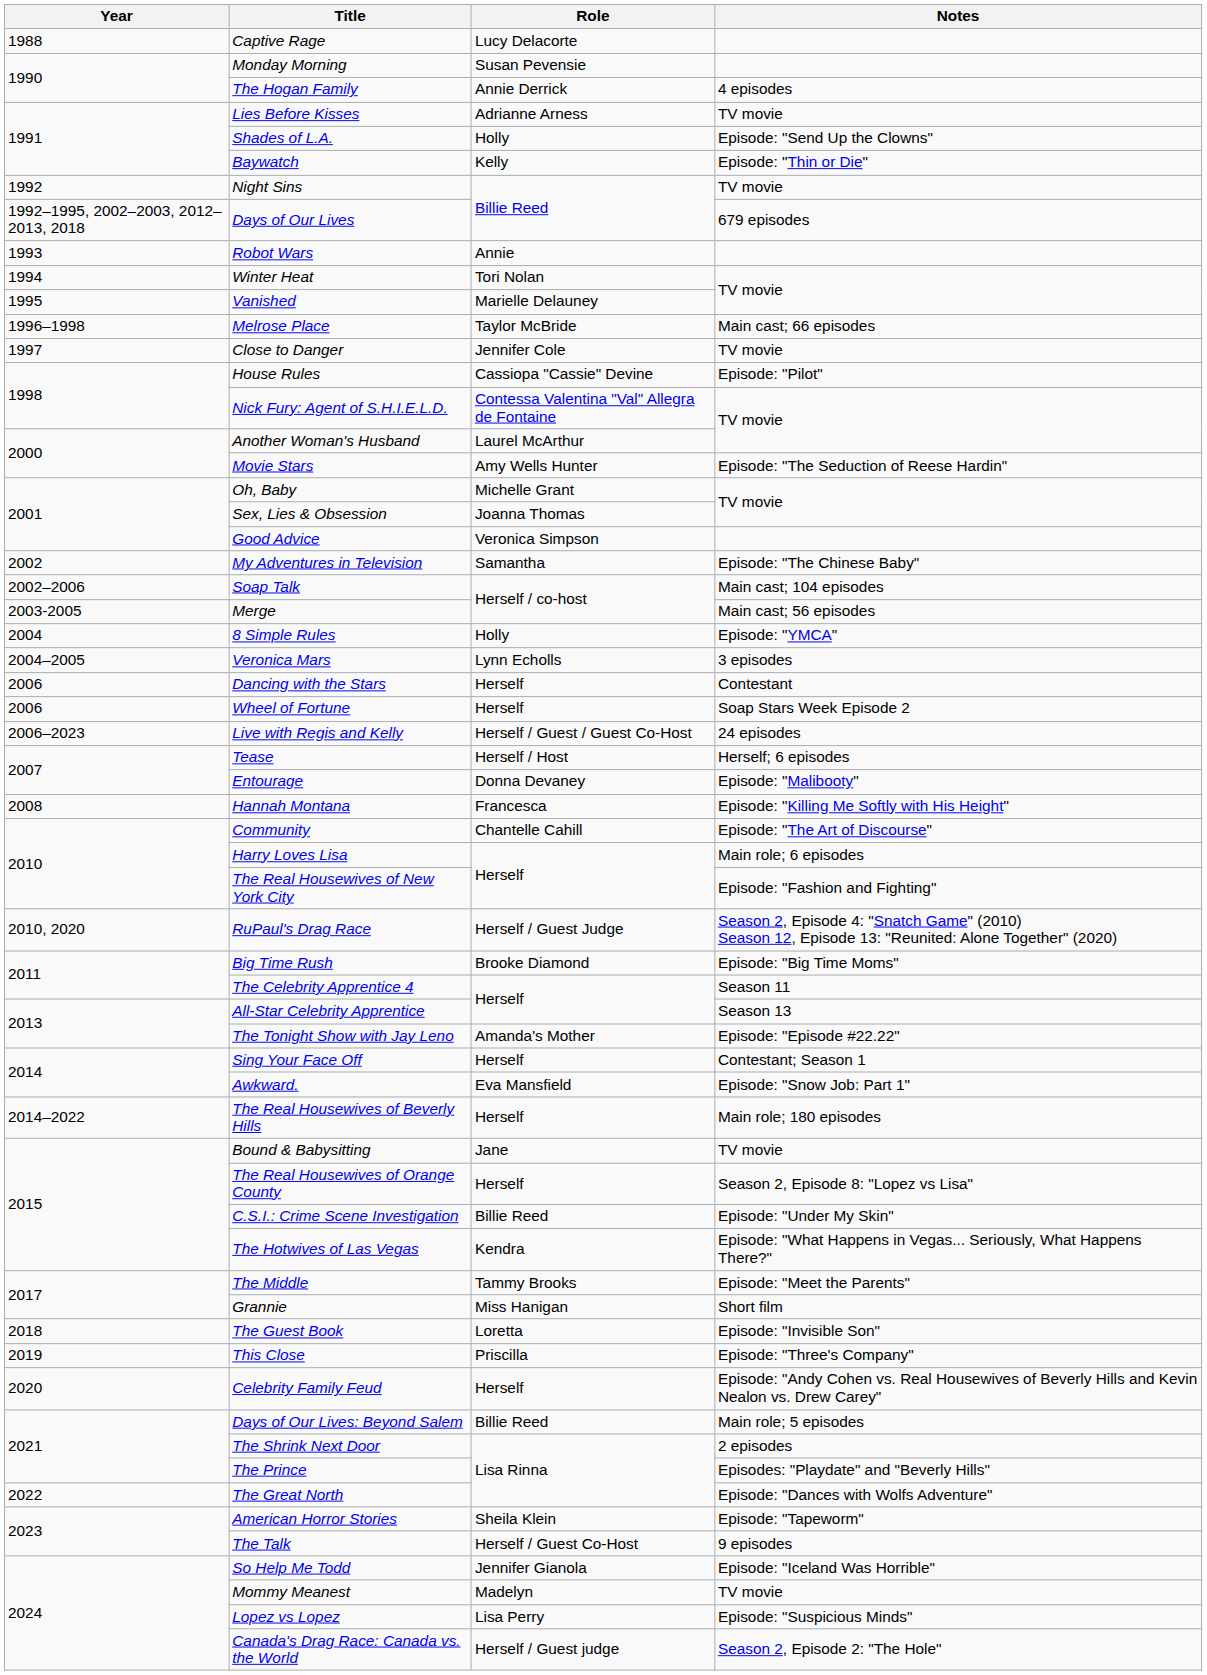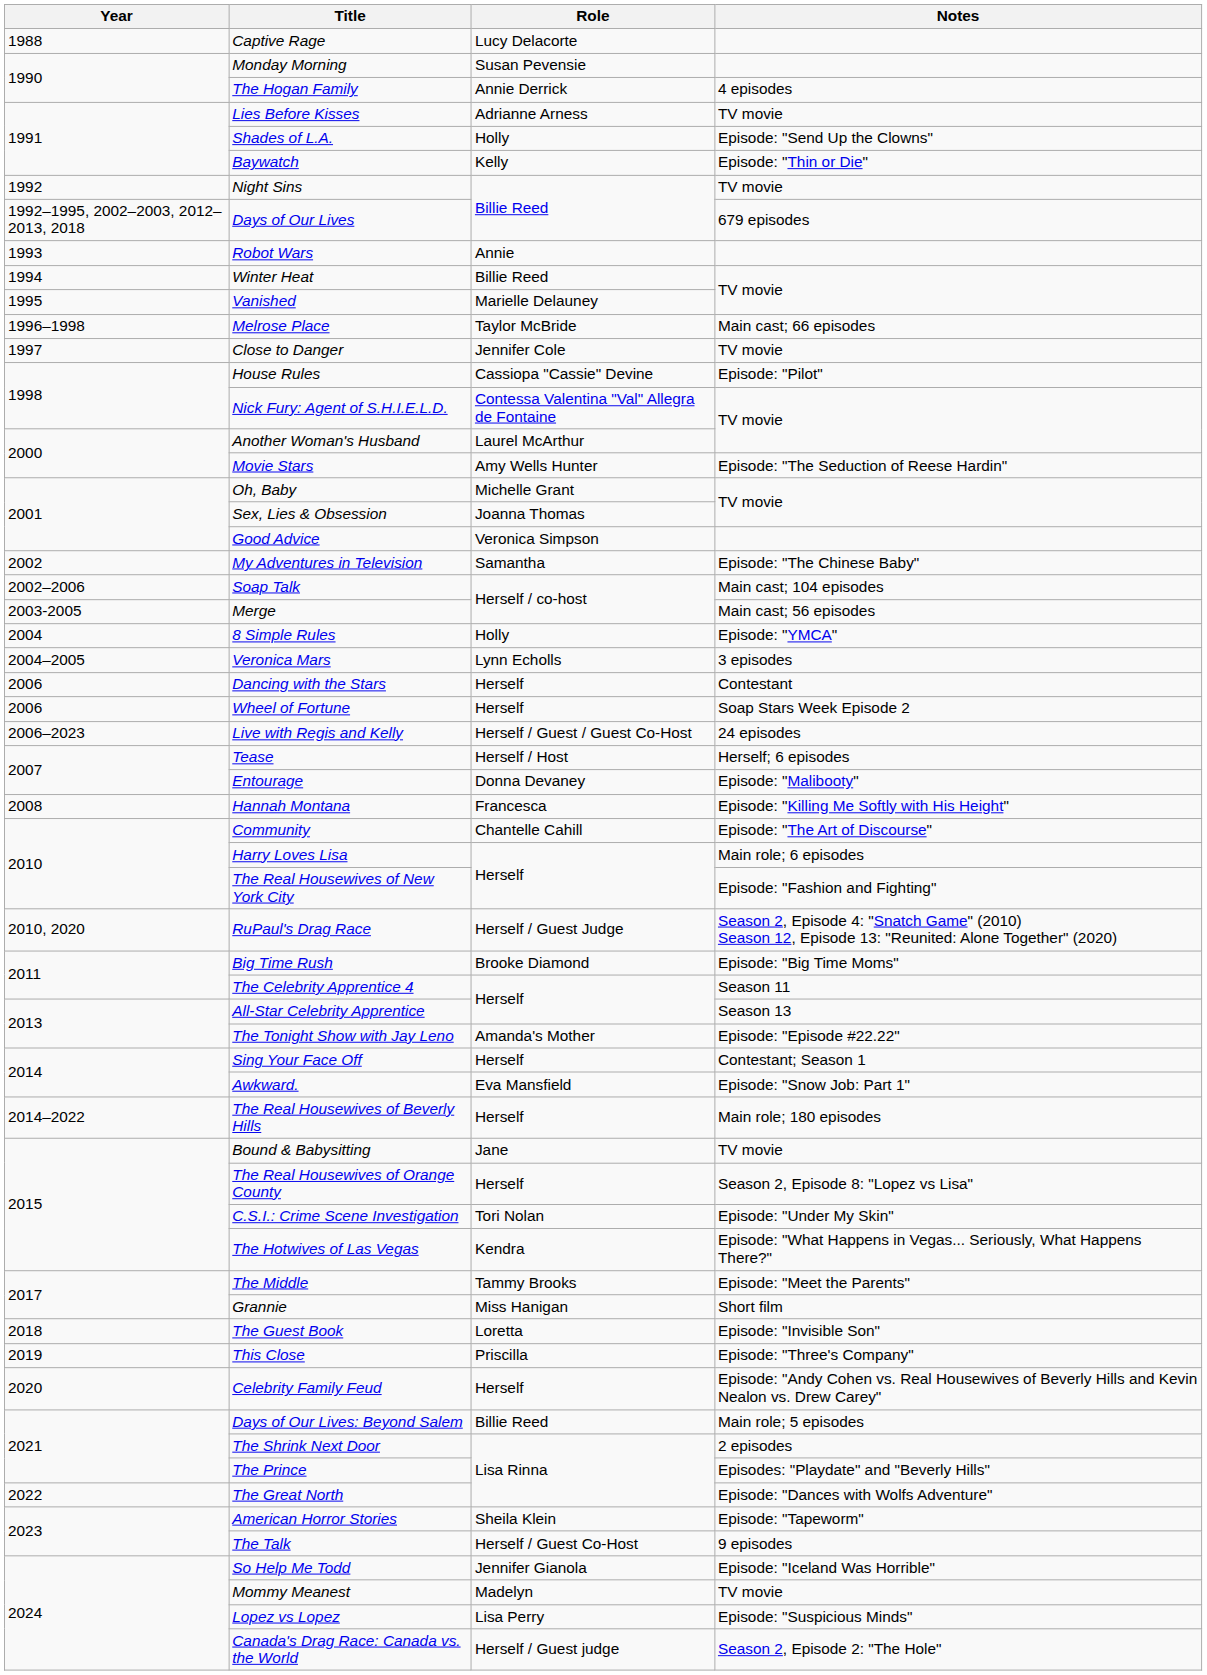(510, 277) Tori Nolan -> (512, 277) Billie Reed
(512, 1216) Billie Reed -> (510, 1216) Tori Nolan
